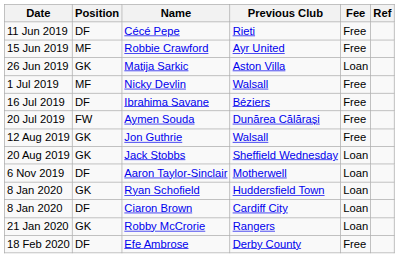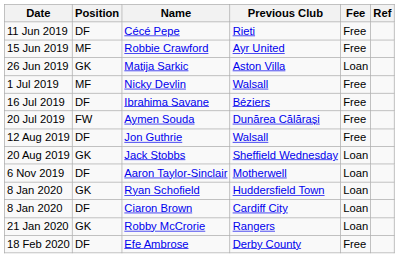(83, 137) GK -> (82, 137) DF
